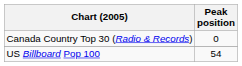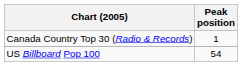(216, 38) 0 -> (216, 38) 1
